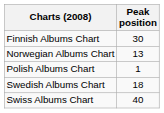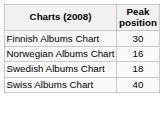(138, 54) 13 -> (138, 54) 16
- row: (50, 69)
